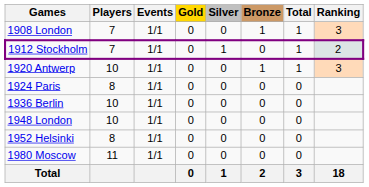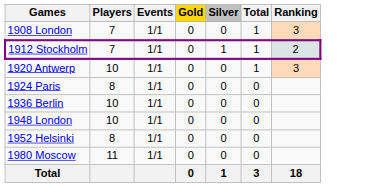- column: (262, 13)
